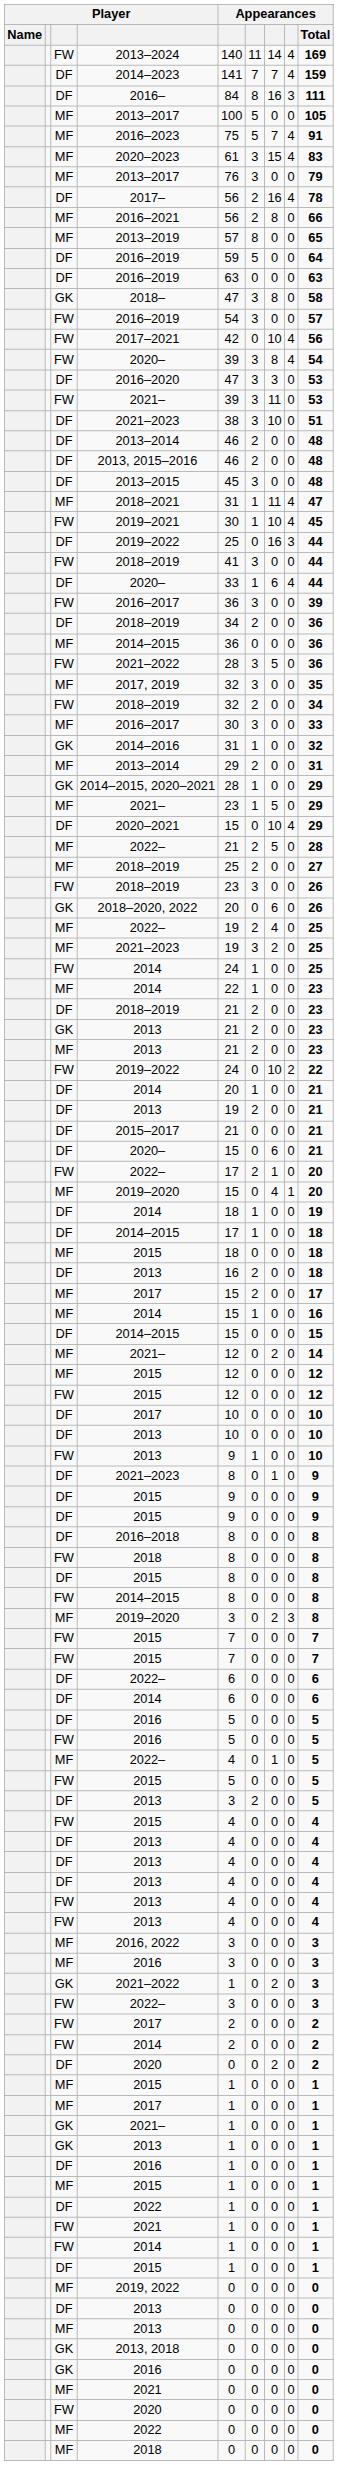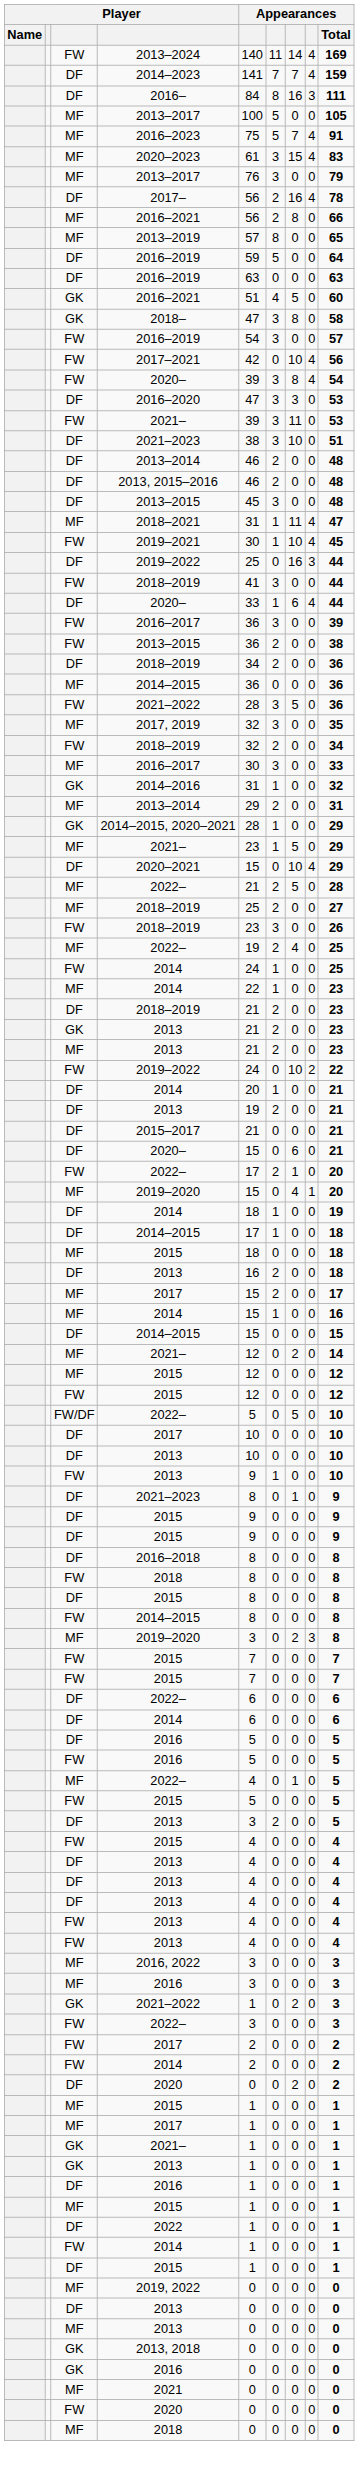+ row: (74, 298)
+ row: (74, 643)
- row: (64, 907)
- row: (64, 948)
+ row: (74, 1415)
- row: (64, 2227)
- row: (64, 2430)
